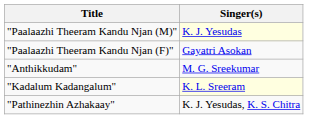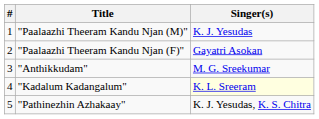+ column: (10, 13)
(212, 32) lightyellow background -> (223, 32) no background
